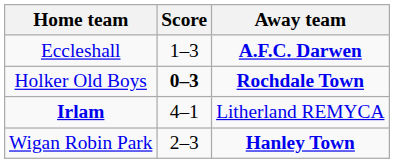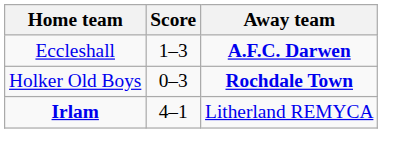(184, 81) bold -> (173, 81) normal
- row: (81, 142)
